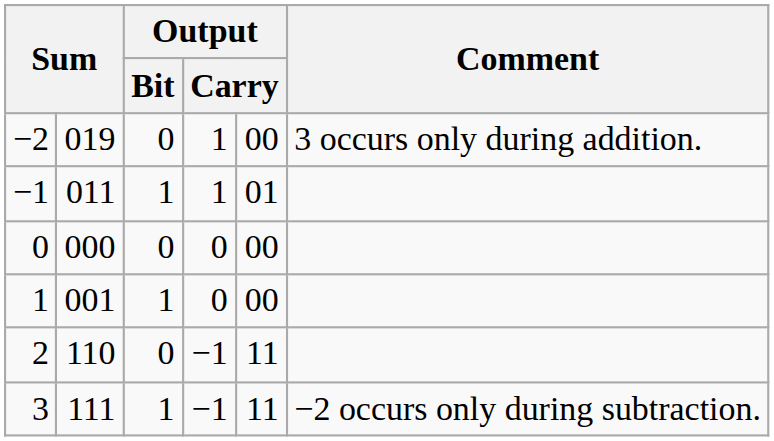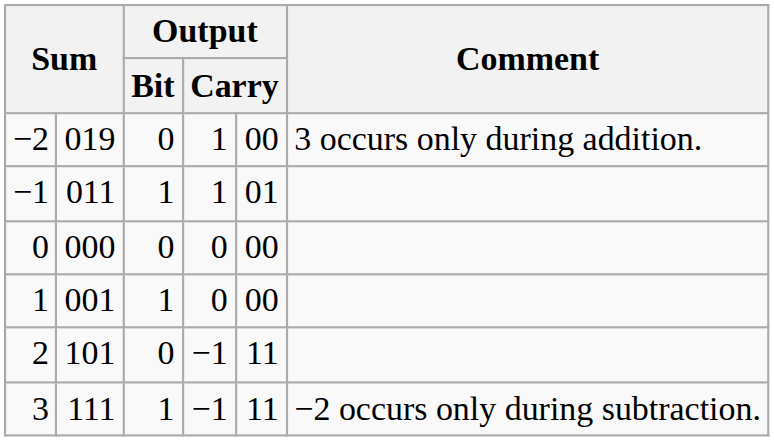(91, 354) 110 -> (90, 354) 101
